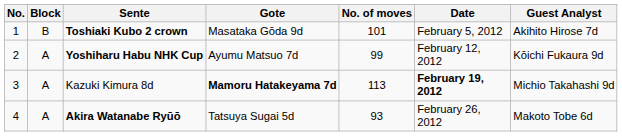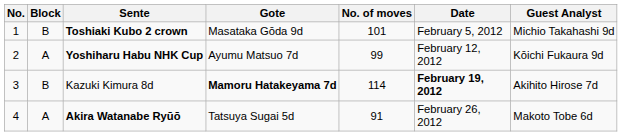(556, 31) Akihito Hirose 7d -> (564, 31) Michio Takahashi 9d
(45, 85) A -> (45, 85) B
(377, 85) 113 -> (377, 85) 114
(564, 85) Michio Takahashi 9d -> (556, 85) Akihito Hirose 7d
(377, 115) 93 -> (377, 115) 91
